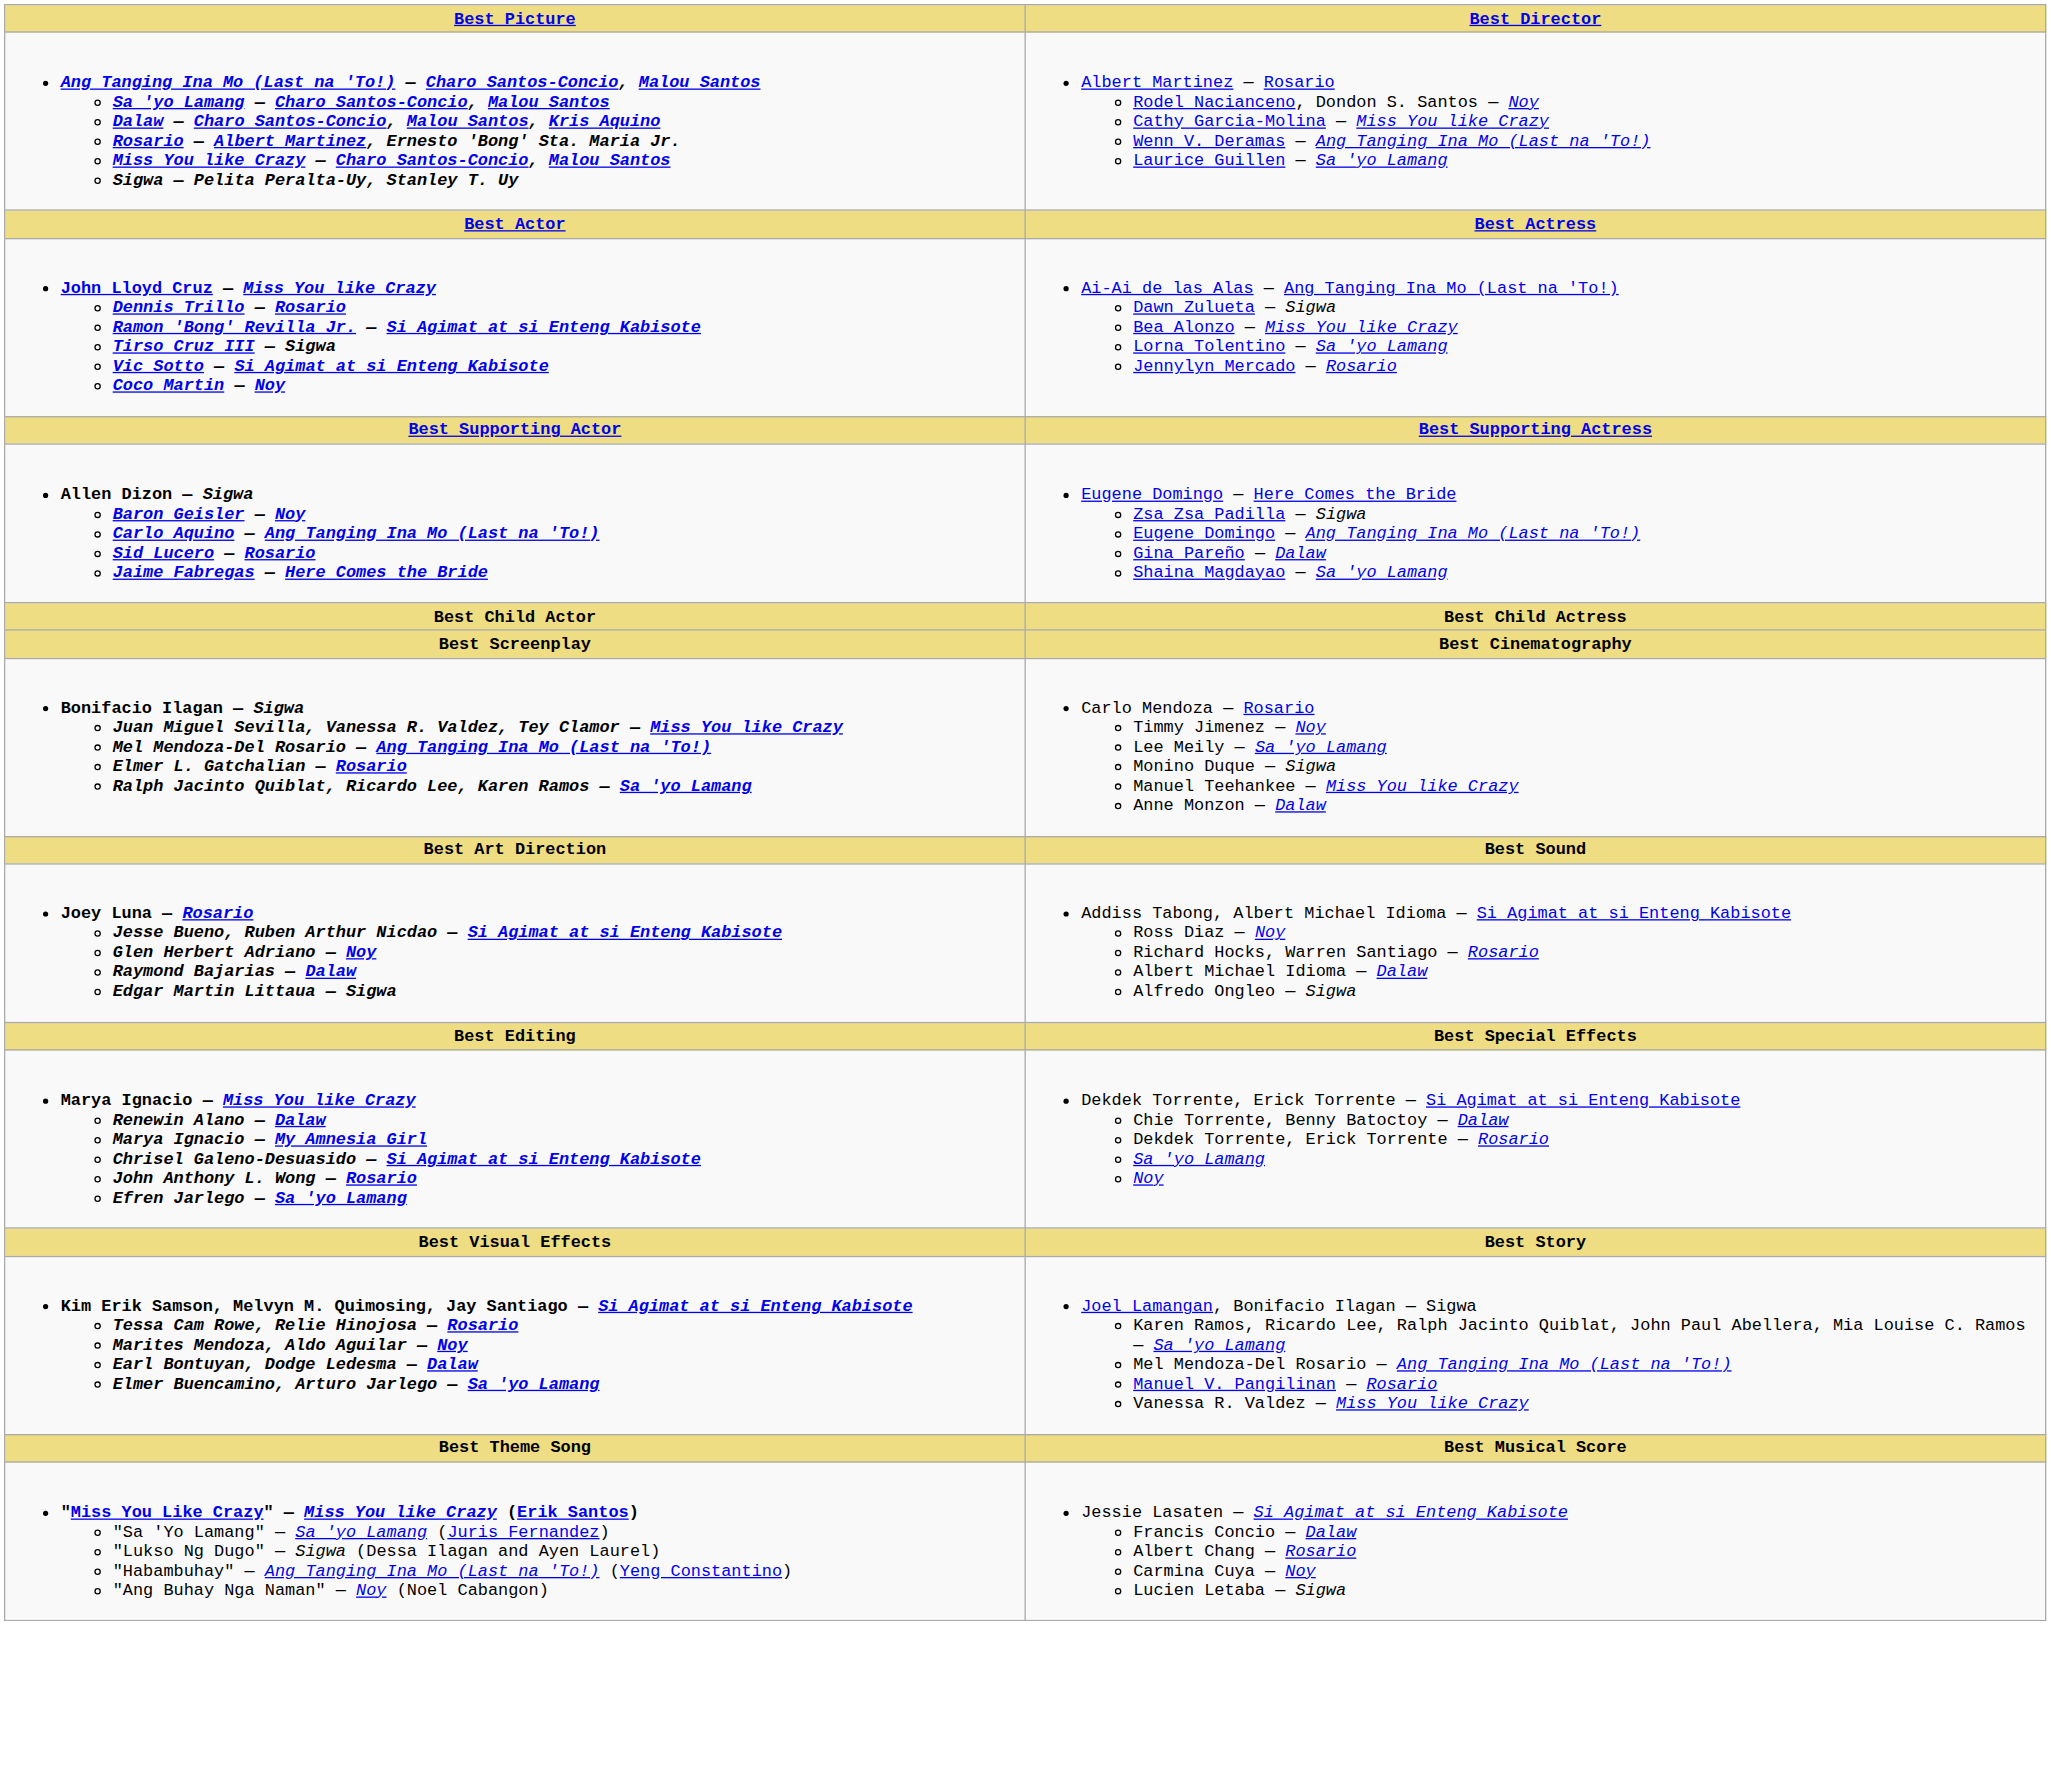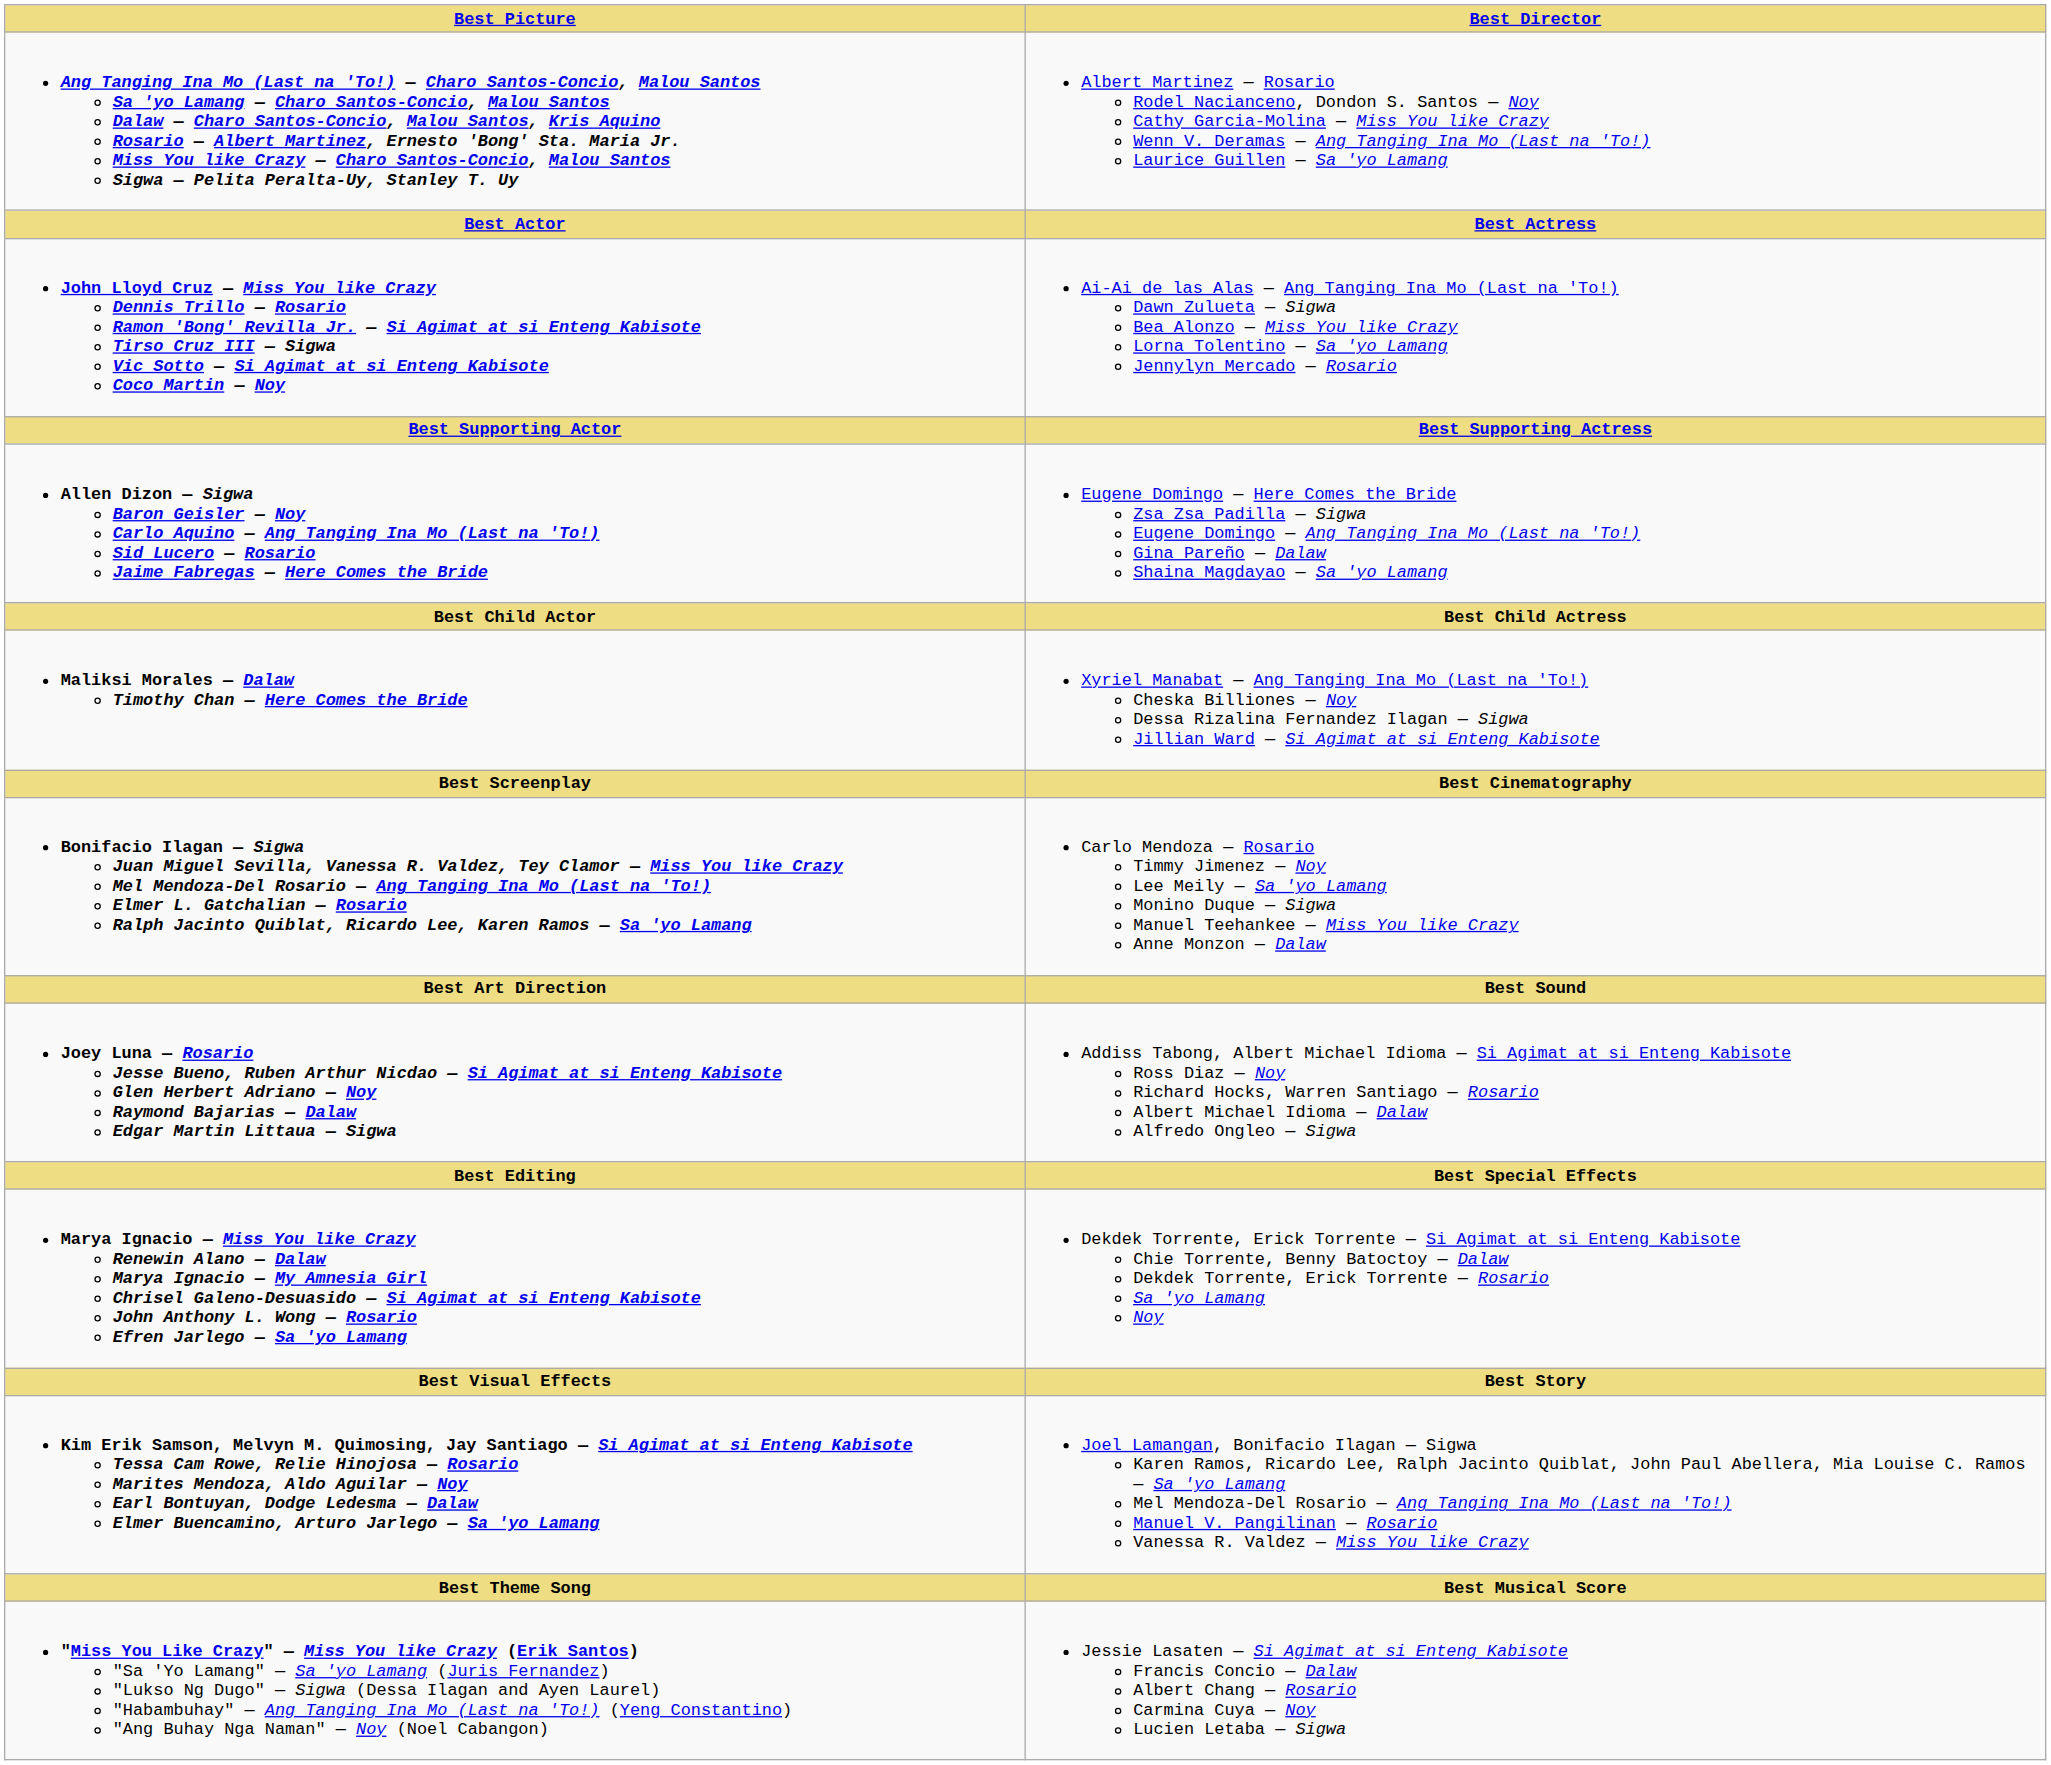+ row: (515, 690)
